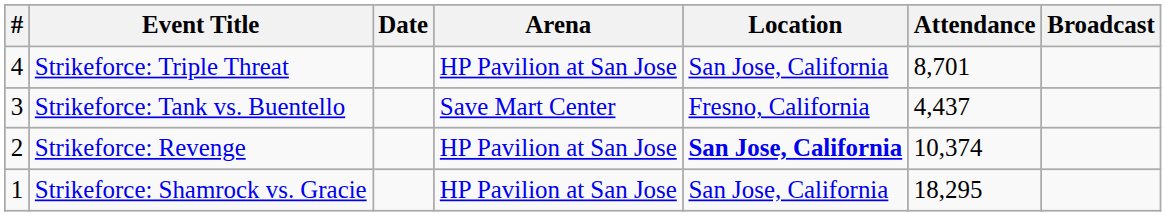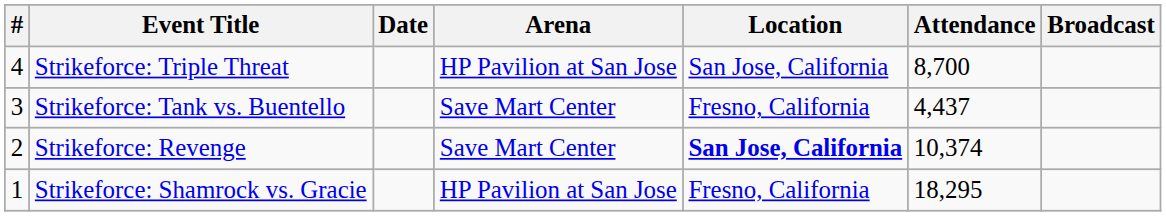(942, 66) 8,701 -> (942, 66) 8,700
(558, 148) HP Pavilion at San Jose -> (528, 148) Save Mart Center
(788, 189) San Jose, California -> (779, 189) Fresno, California
